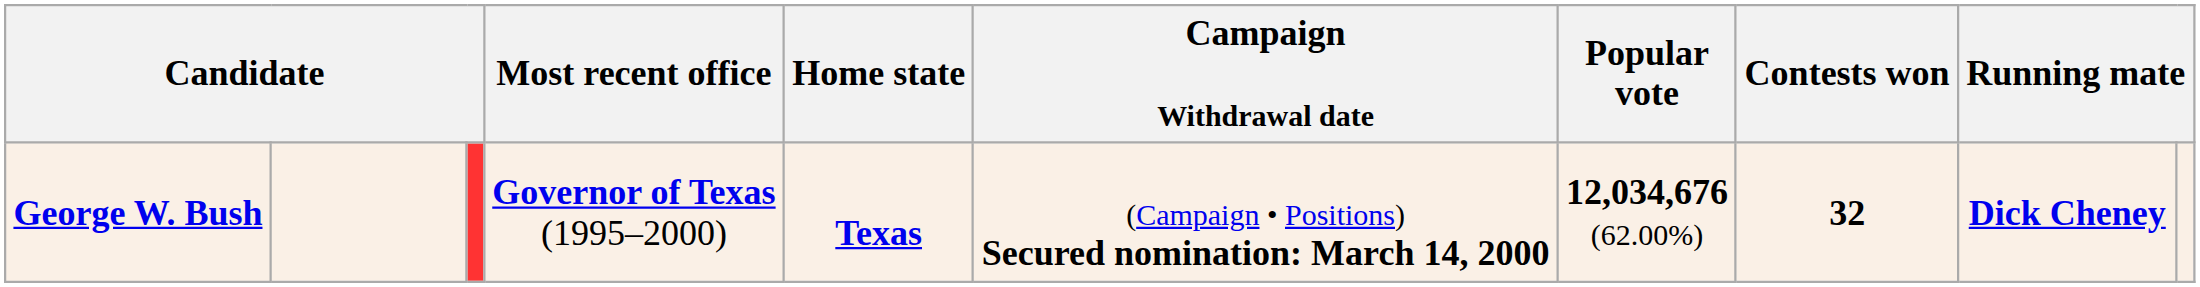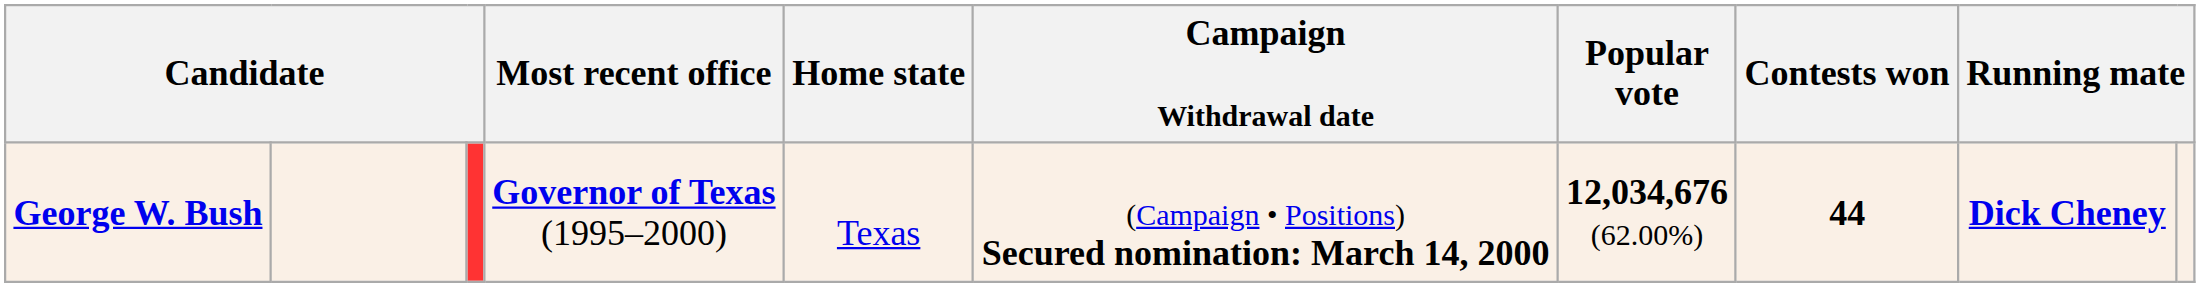(879, 231) bold -> (879, 231) normal
(1847, 211) 32 -> (1847, 211) 44
